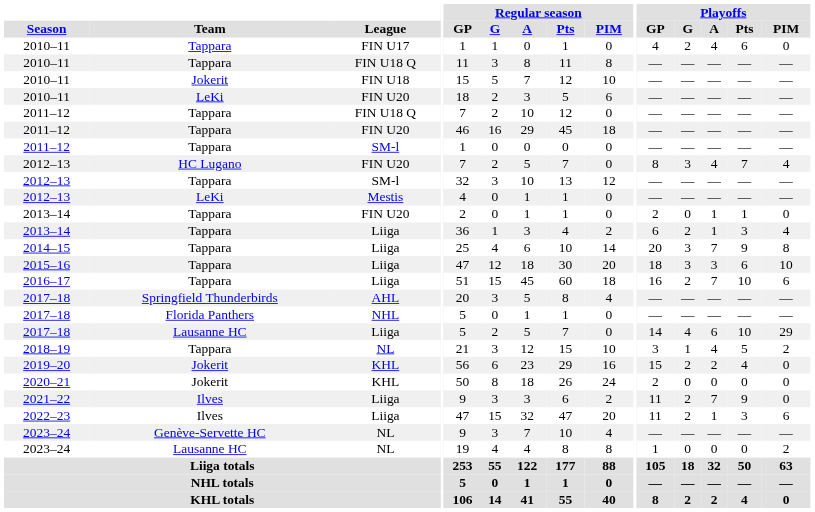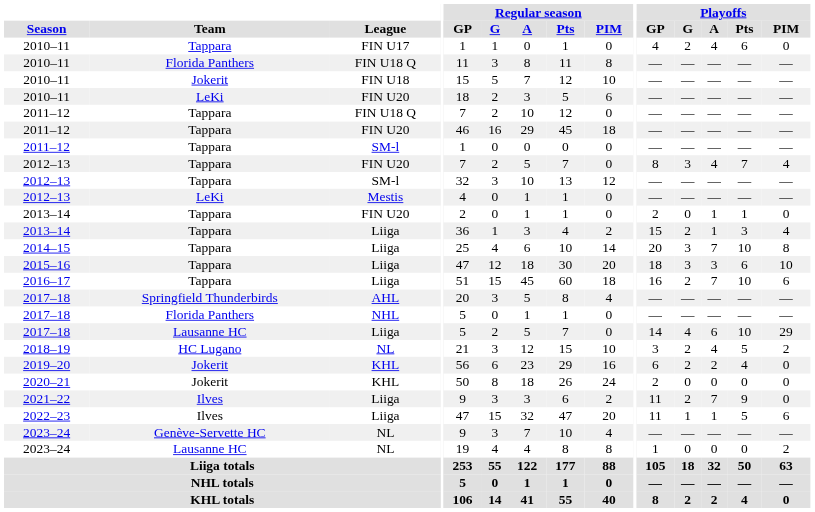(210, 62) Tappara -> (210, 62) Florida Panthers
(210, 163) HC Lugano -> (210, 163) Tappara
(655, 230) 6 -> (655, 230) 15
(744, 247) 9 -> (744, 247) 10
(210, 348) Tappara -> (210, 348) HC Lugano
(688, 348) 1 -> (688, 348) 2
(655, 365) 15 -> (655, 365) 6
(688, 415) 2 -> (688, 415) 1
(744, 415) 3 -> (744, 415) 5
